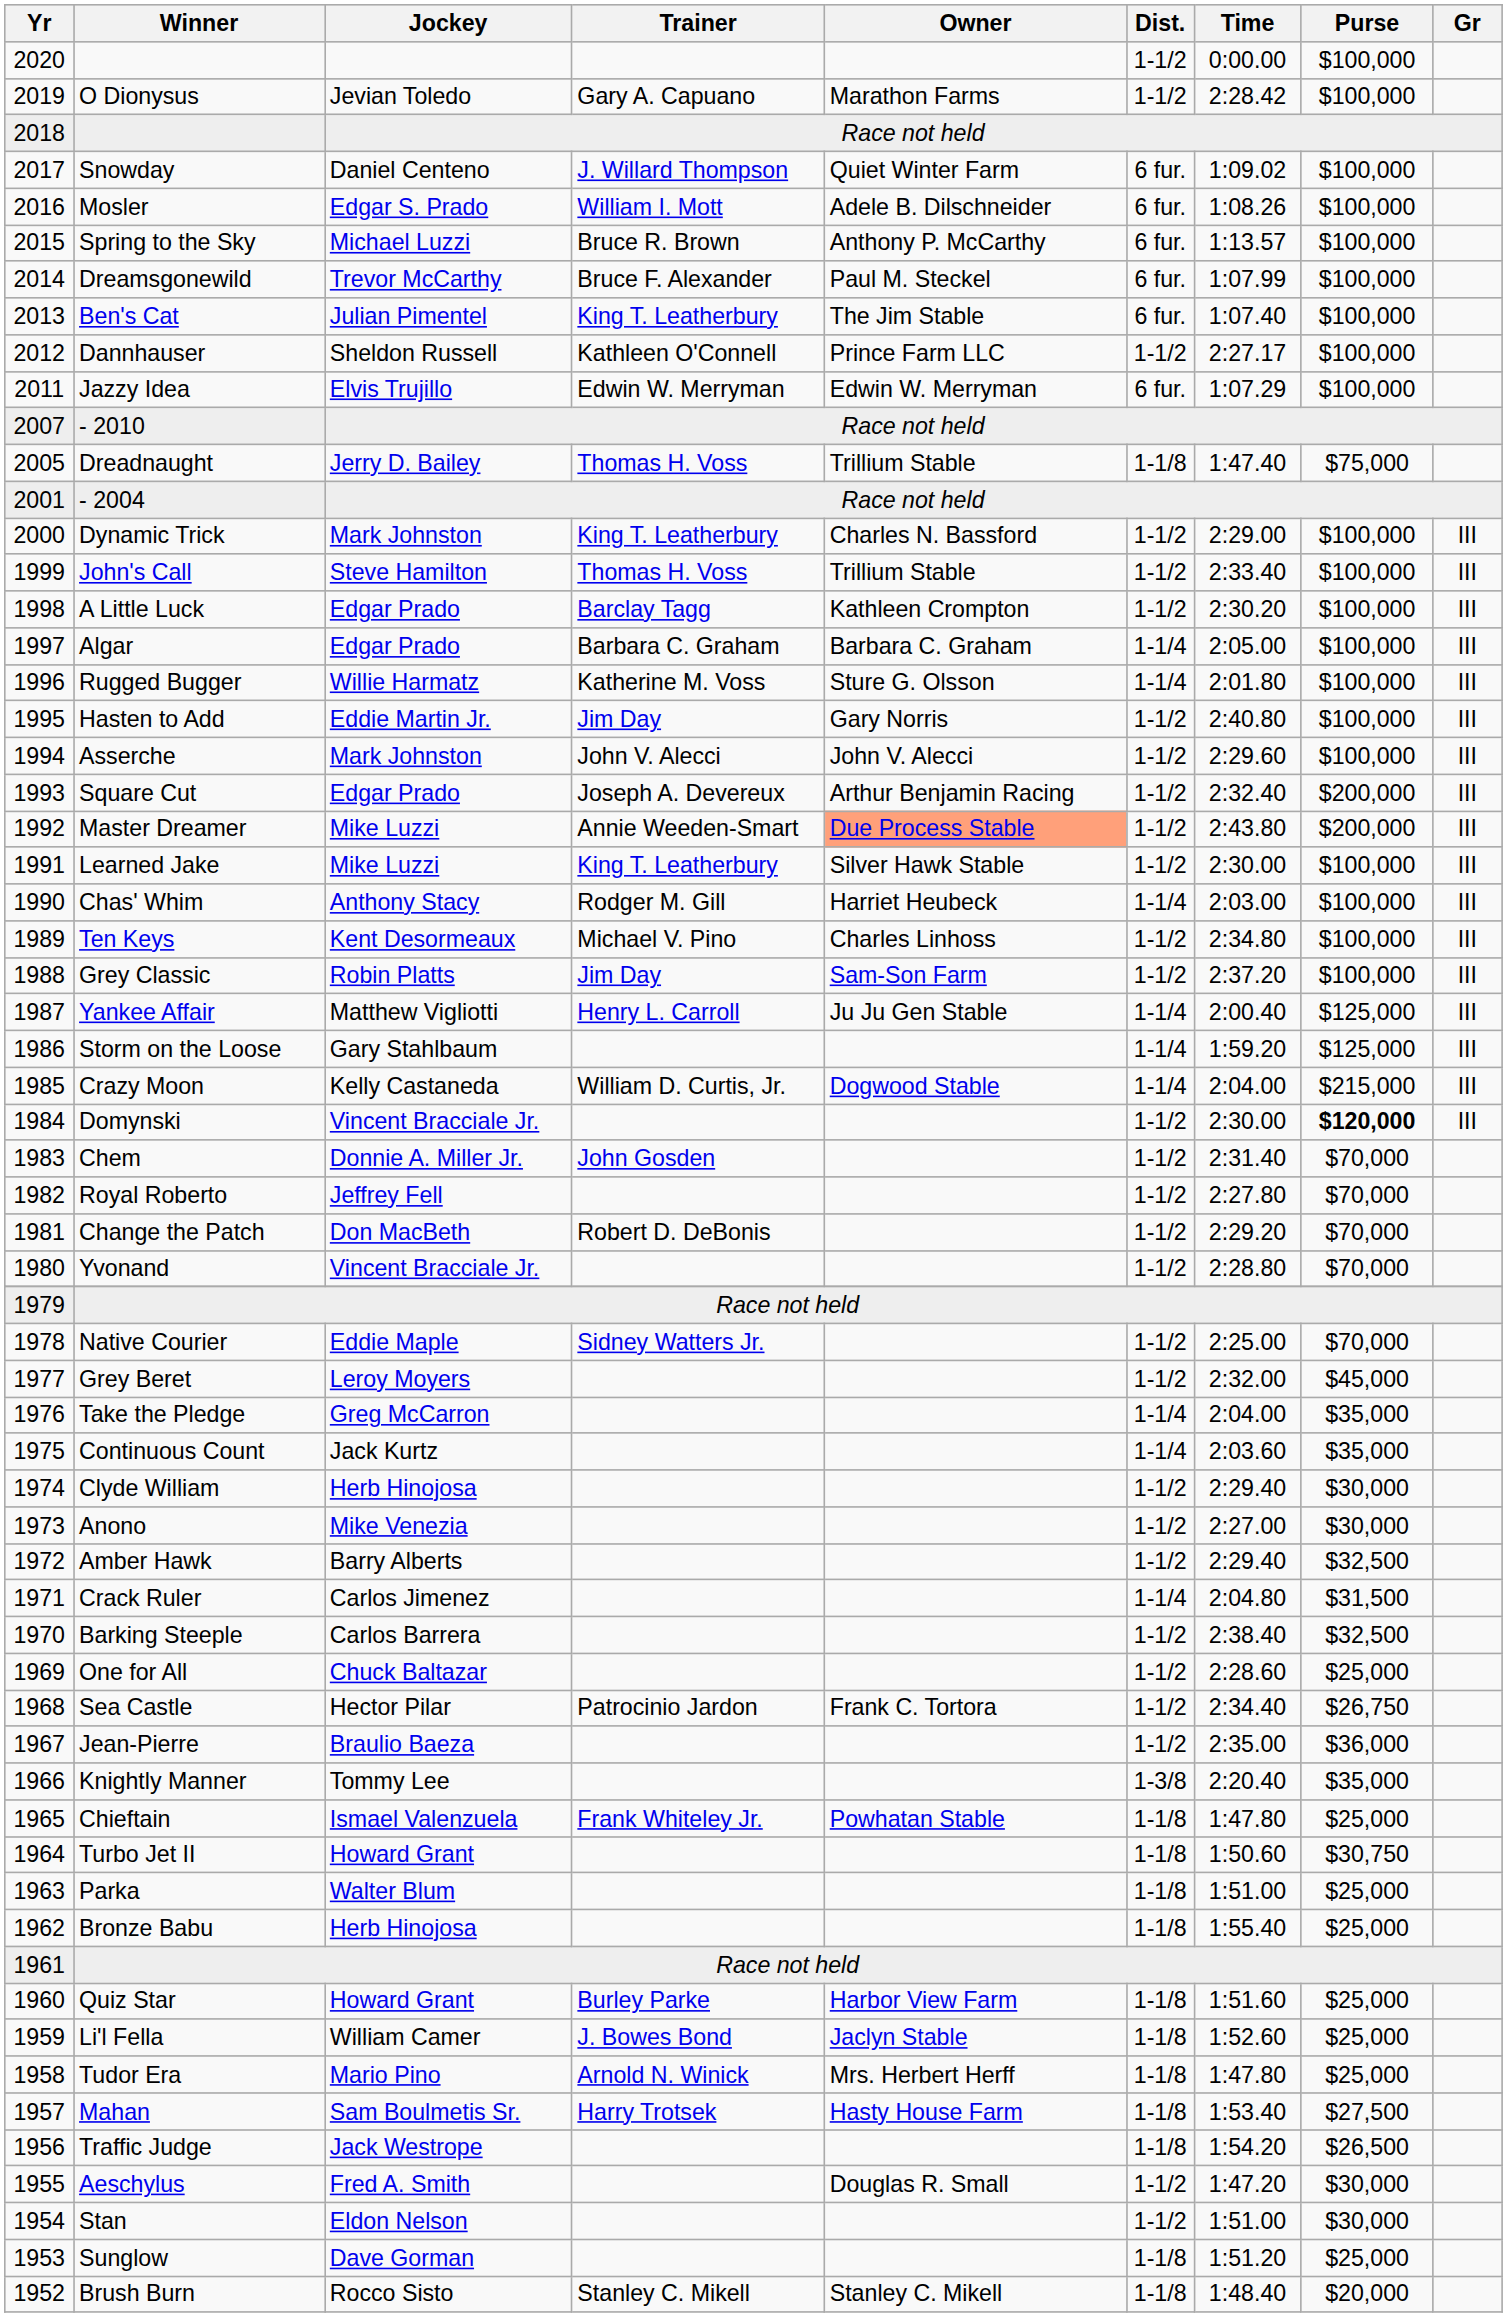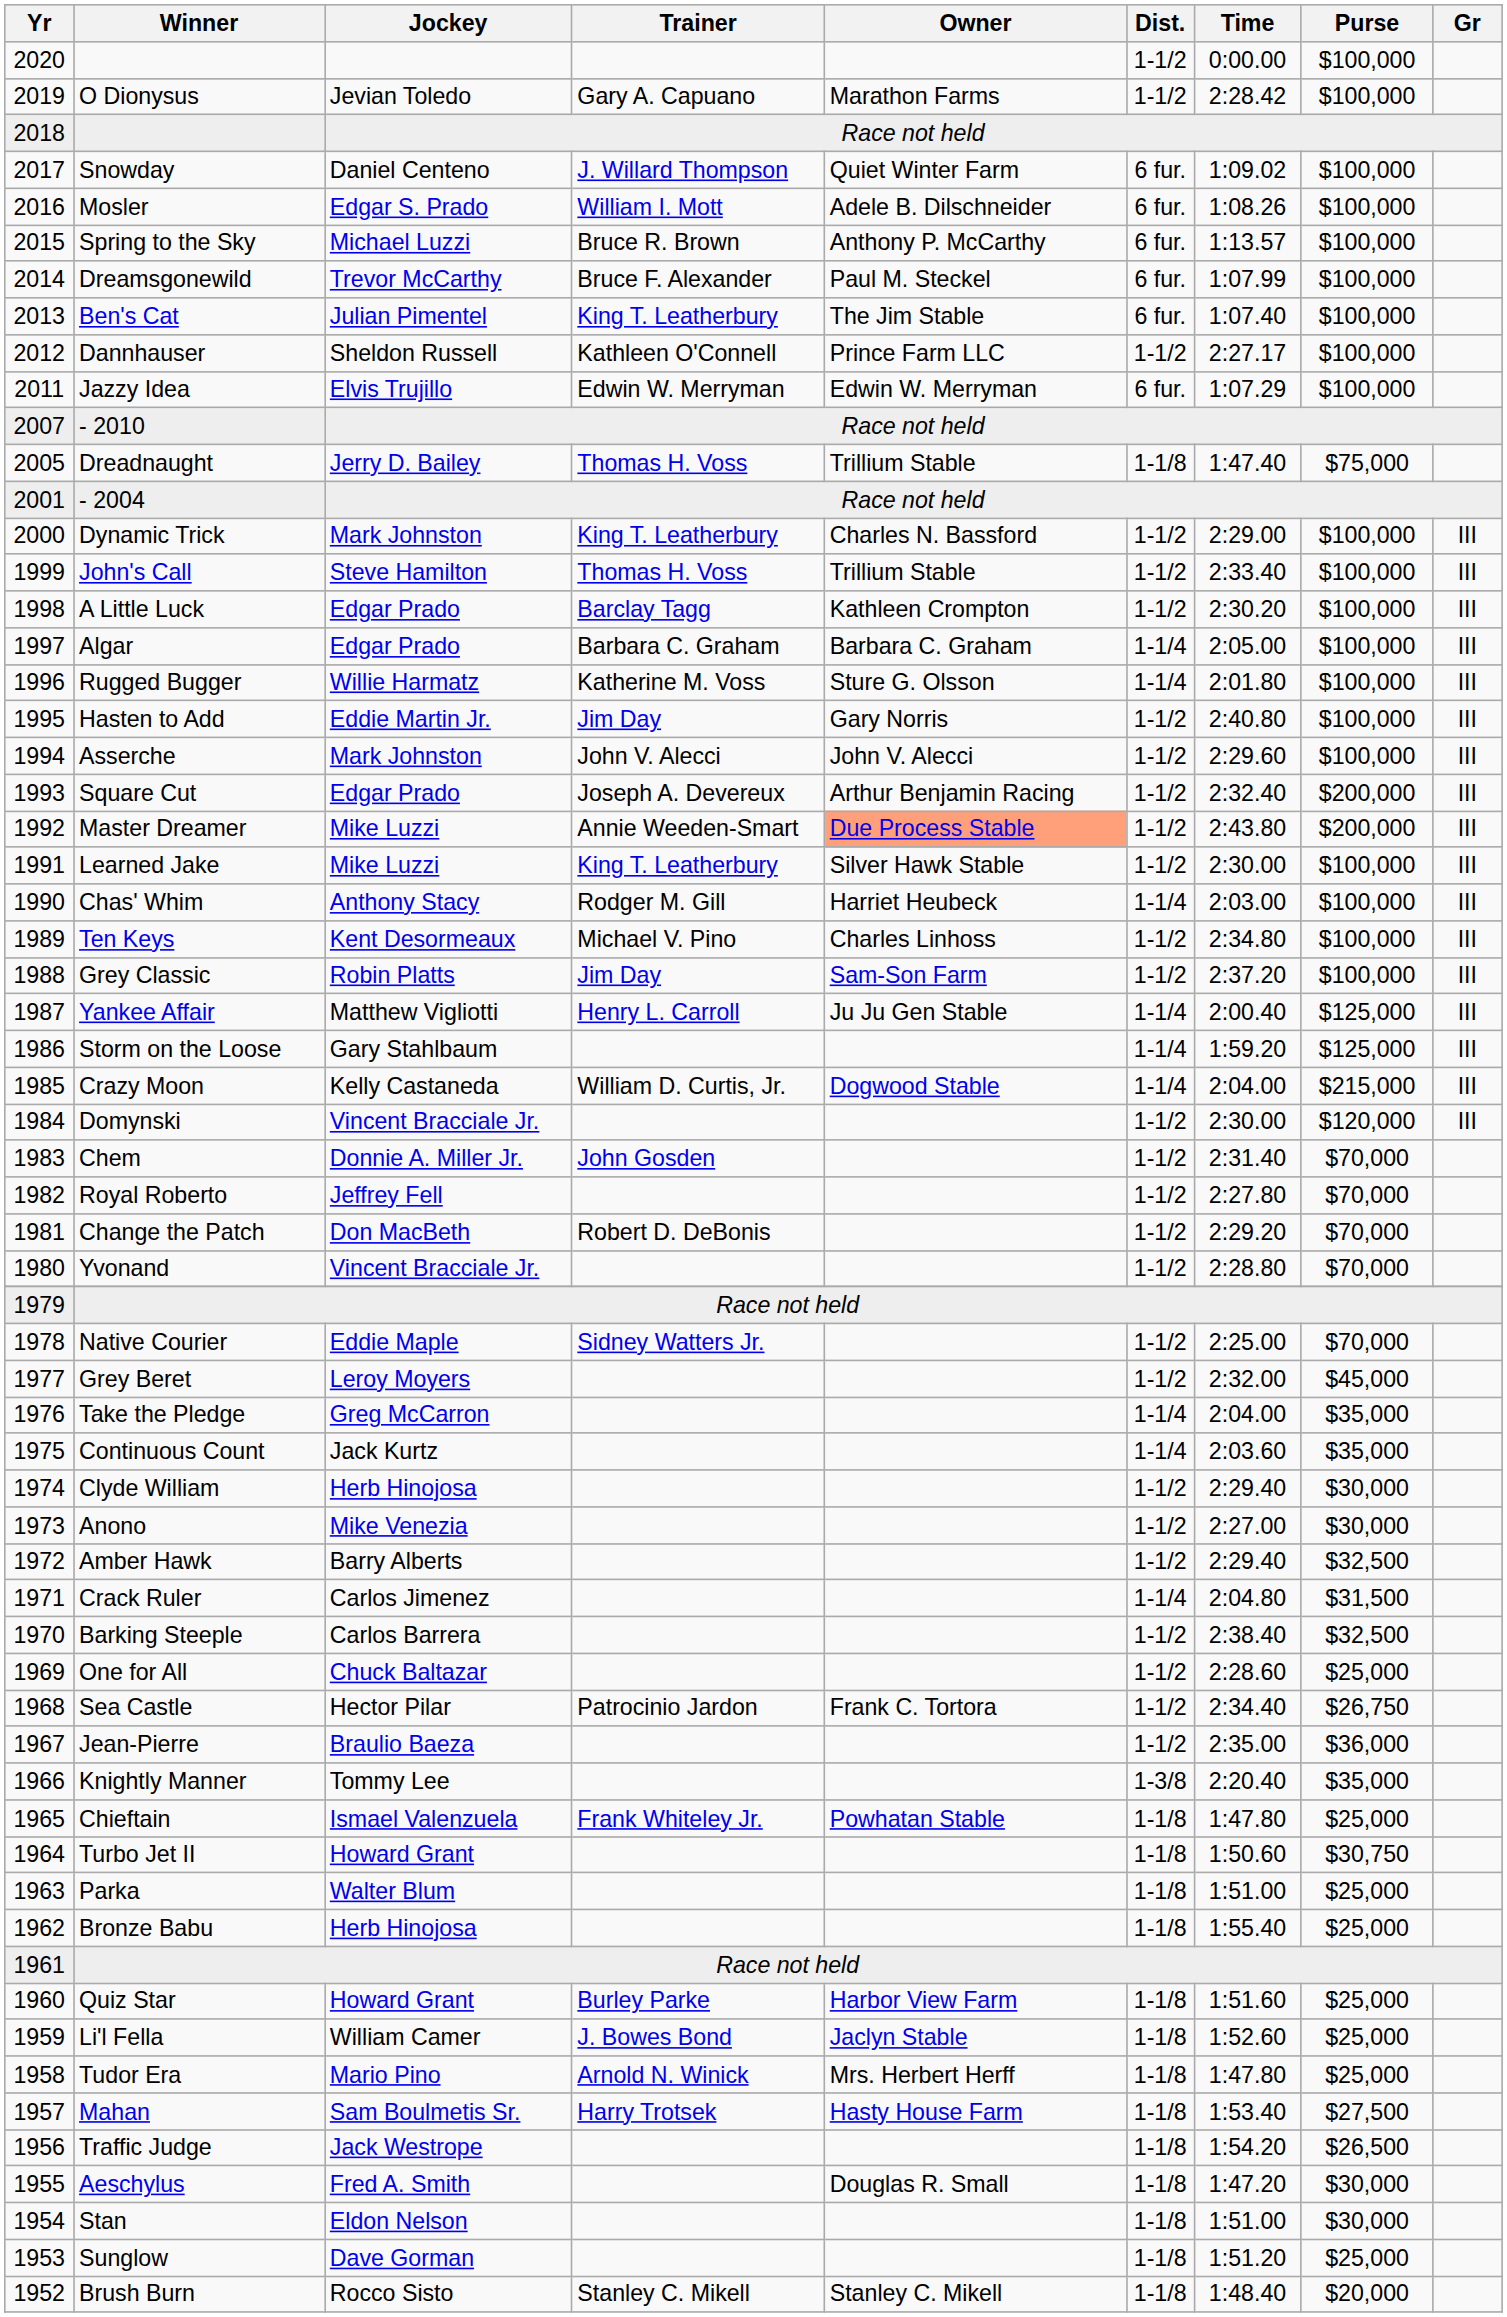(1367, 1122) bold -> (1367, 1122) normal
(1160, 2185) 1-1/2 -> (1160, 2185) 1-1/8
(1160, 2221) 1-1/2 -> (1160, 2221) 1-1/8
